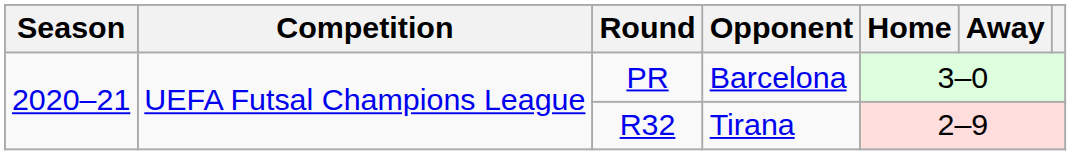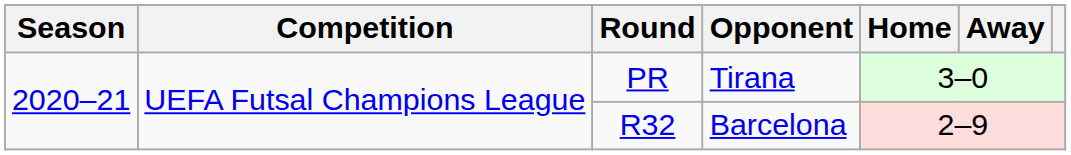(778, 76) Barcelona -> (752, 76) Tirana
(752, 125) Tirana -> (778, 125) Barcelona
